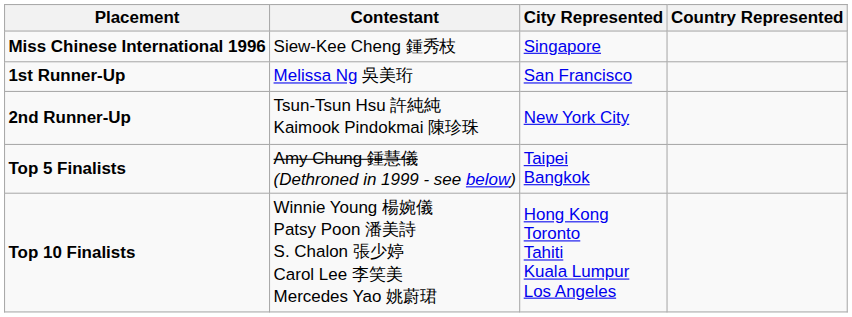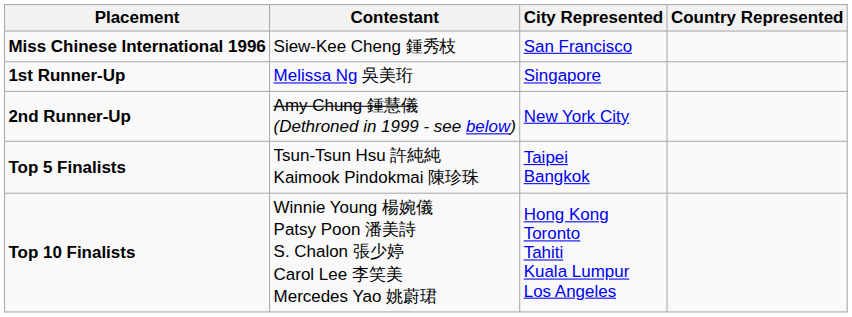(562, 46) Singapore -> (578, 46) San Francisco
(578, 76) San Francisco -> (562, 76) Singapore
(376, 117) Tsun-Tsun Hsu 許純純 Kaimook Pindokmai 陳珍珠 -> (395, 116) Amy Chung 鍾慧儀 (Dethroned in 1999 - see below)
(395, 168) Amy Chung 鍾慧儀 (Dethroned in 1999 - see below) -> (376, 166) Tsun-Tsun Hsu 許純純 Kaimook Pindokmai 陳珍珠
